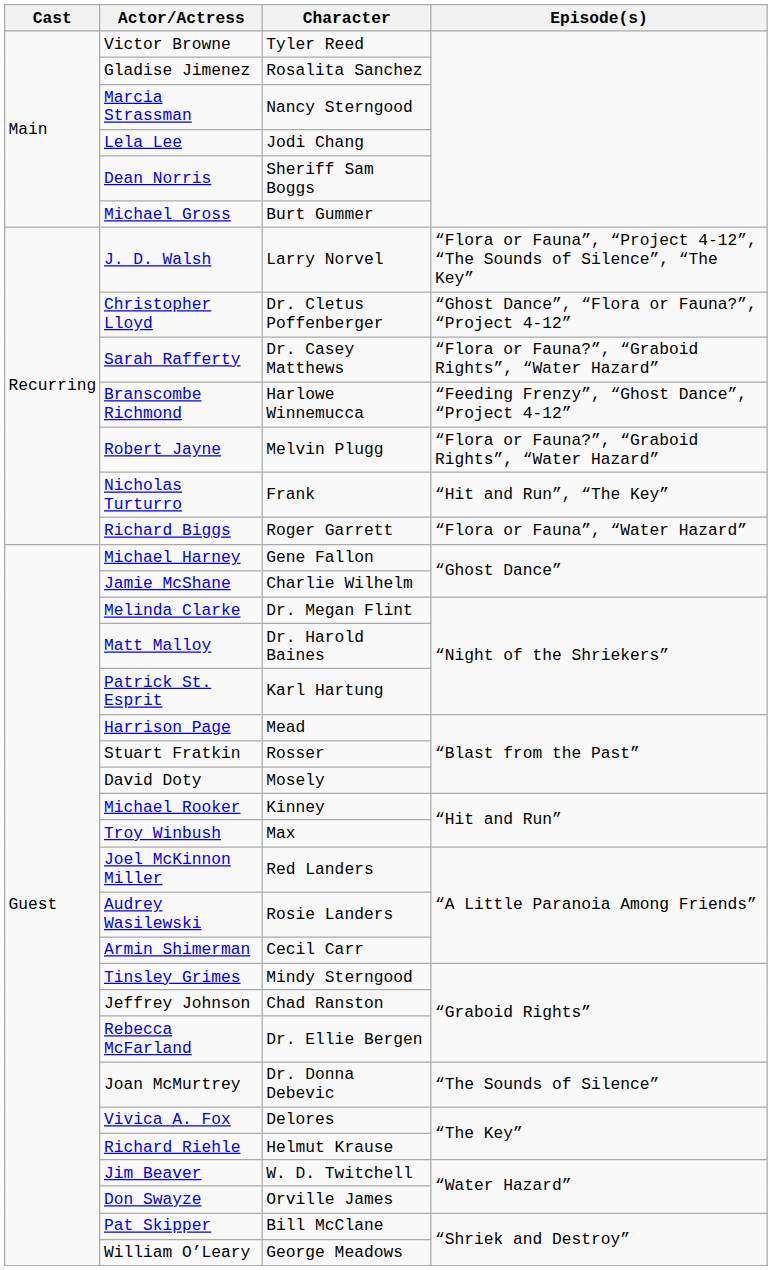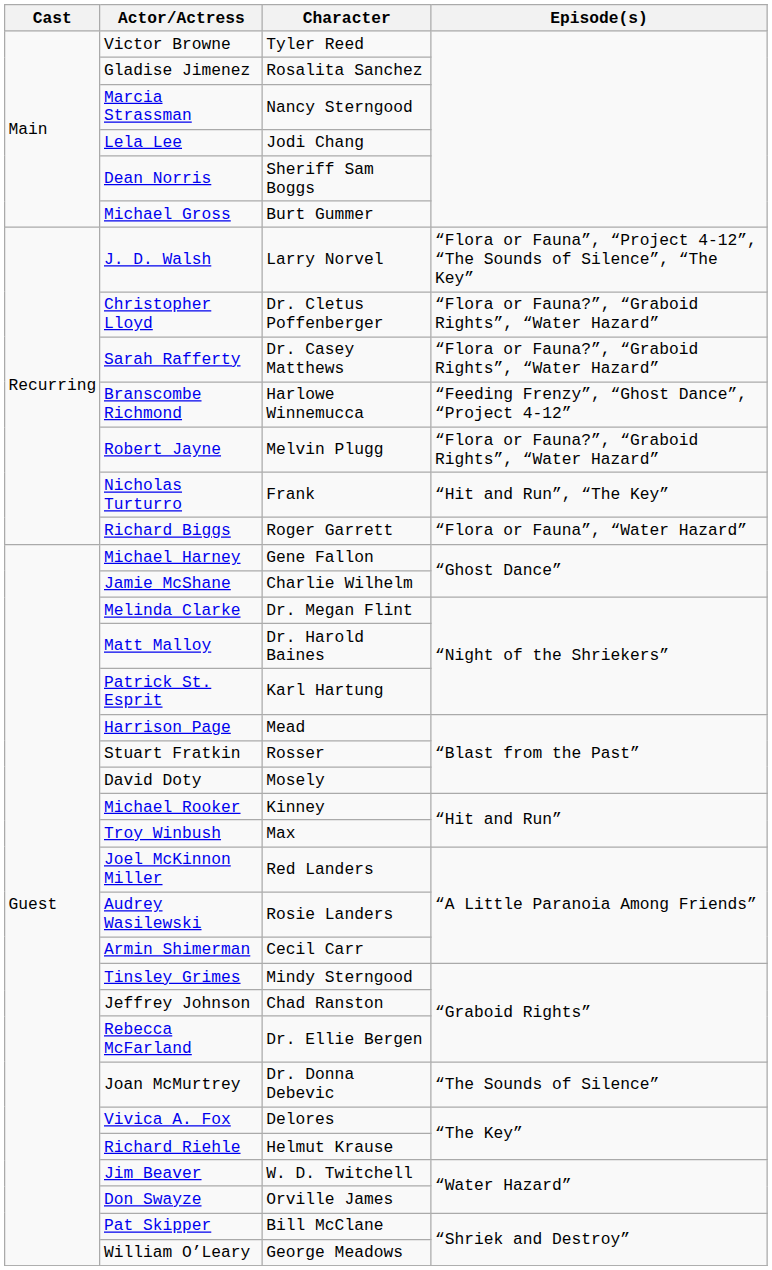(596, 314) “Ghost Dance”, “Flora or Fauna?”, “Project 4-12” -> (567, 314) “Flora or Fauna?”, “Graboid Rights”, “Water Hazard”
